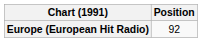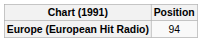(174, 29) 92 -> (174, 29) 94
